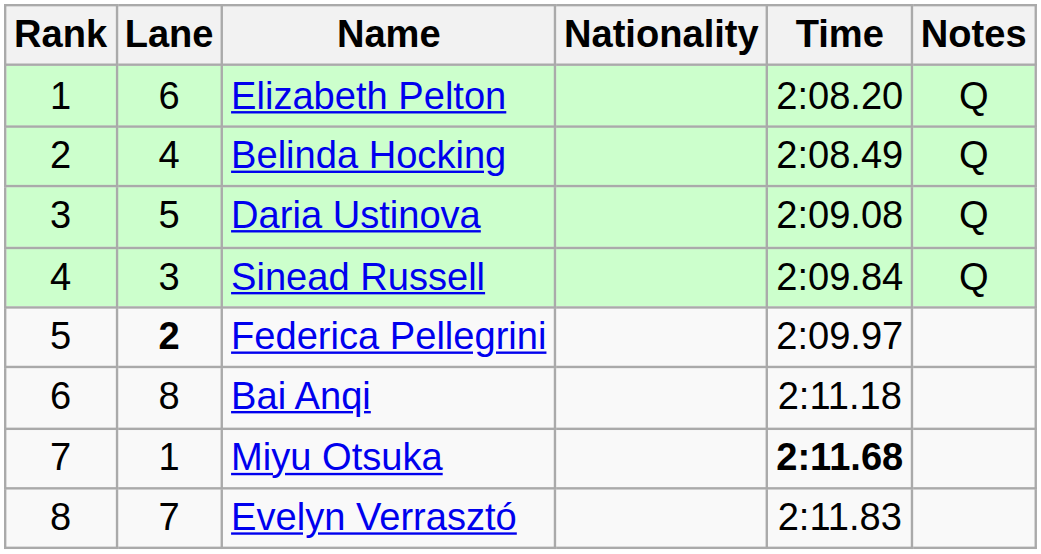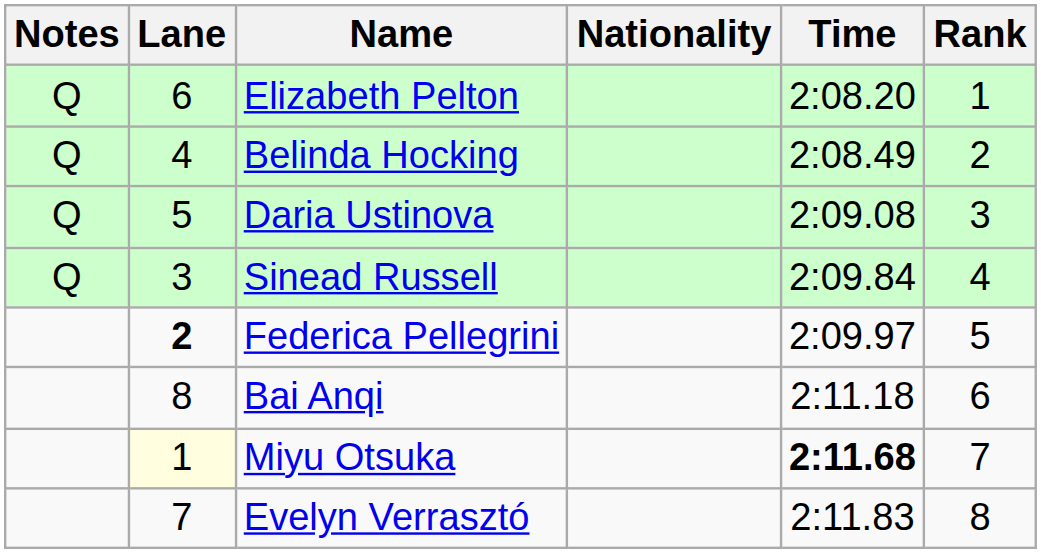columns swapped: (61, 34) <-> (974, 34)
(169, 457) no background -> (182, 457) lightyellow background
